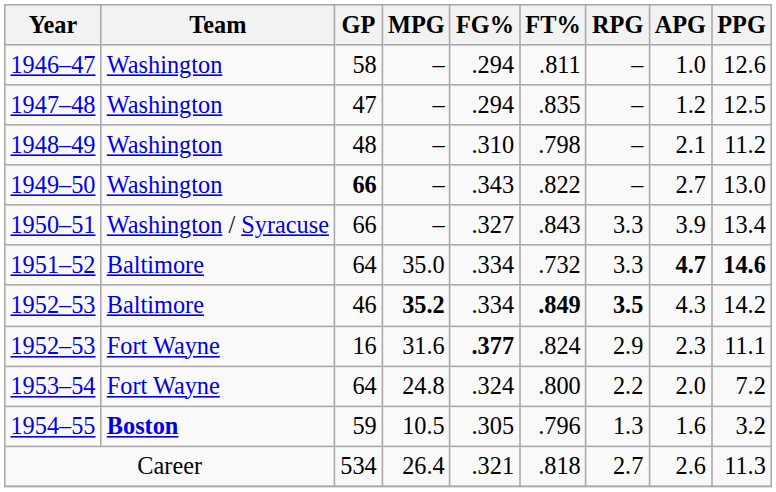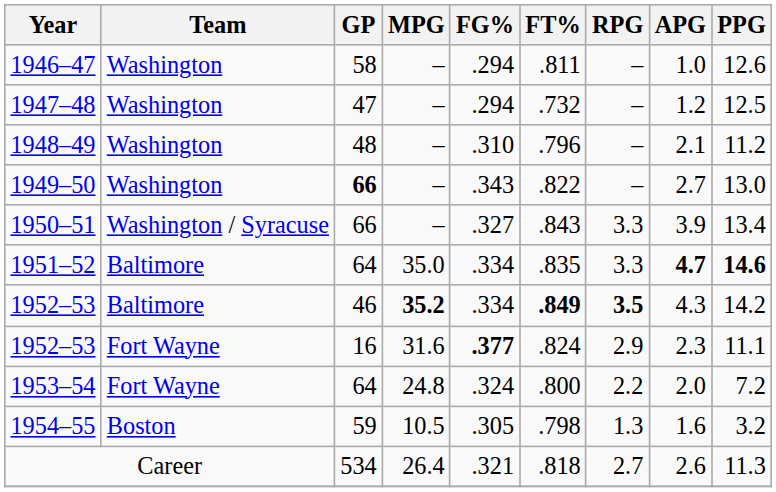(559, 104) .835 -> (559, 104) .732
(559, 145) .798 -> (559, 145) .796
(559, 265) .732 -> (559, 265) .835
(143, 425) bold -> (141, 425) normal
(559, 425) .796 -> (559, 425) .798
